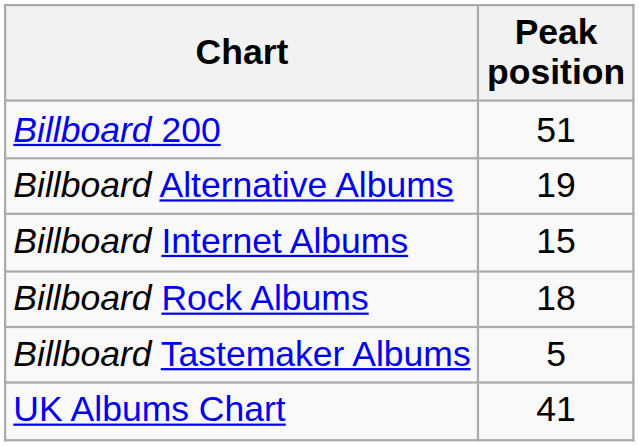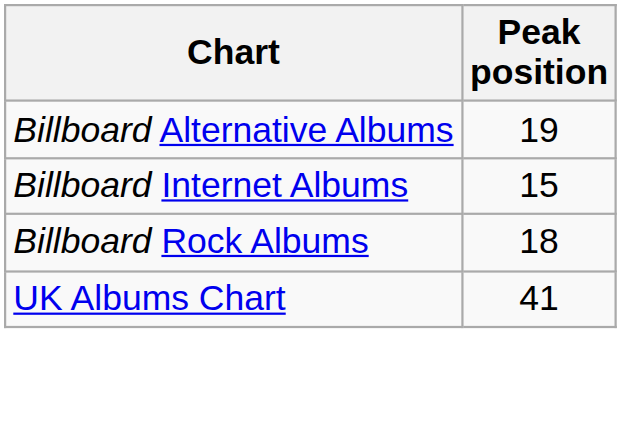- row: (117, 128)
- row: (242, 354)
